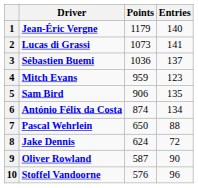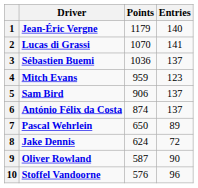(140, 45) 1073 -> (140, 45) 1070
(175, 93) 135 -> (175, 93) 137
(175, 110) 134 -> (175, 110) 137
(175, 126) 88 -> (175, 126) 89
